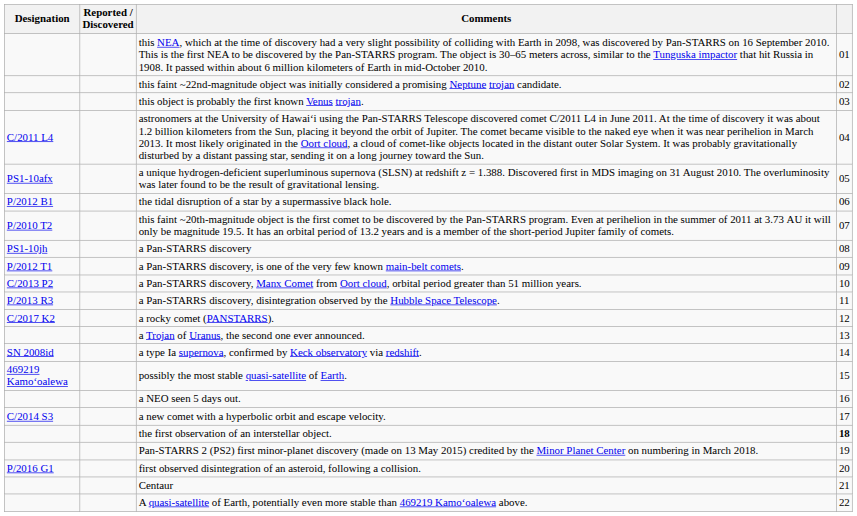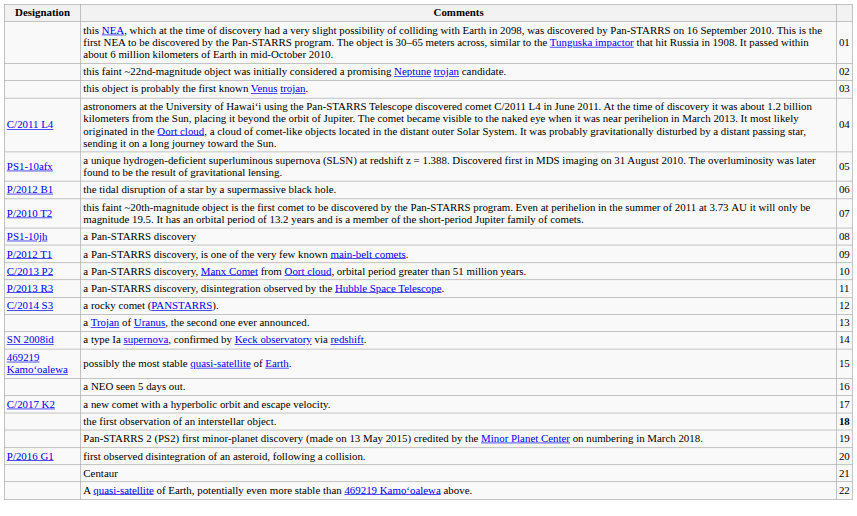- column: (108, 19)
(31, 318) C/2017 K2 -> (30, 305) C/2014 S3
(30, 416) C/2014 S3 -> (31, 404) C/2017 K2
